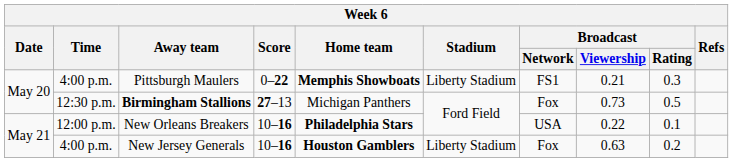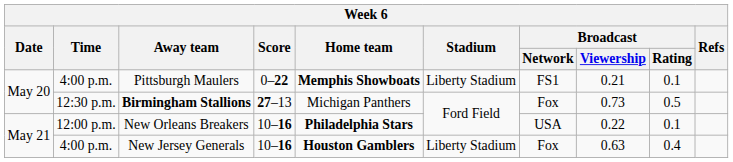(672, 80) 0.3 -> (672, 80) 0.1
(672, 146) 0.2 -> (672, 146) 0.4
